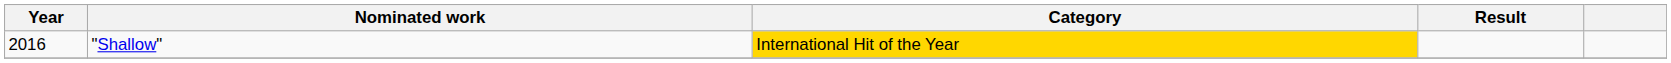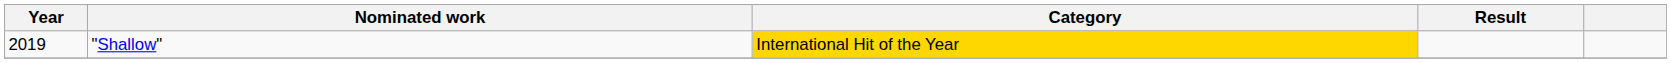(27, 44) 2016 -> (27, 44) 2019
